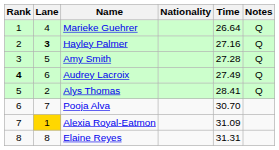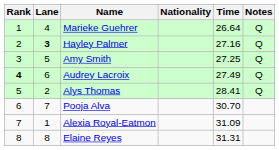(228, 59) 27.28 -> (228, 59) 27.25
(47, 122) gold background -> (47, 122) no background
